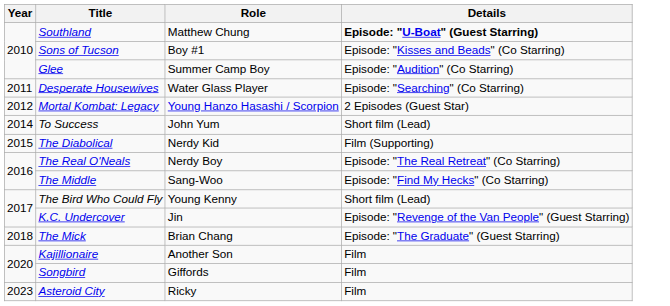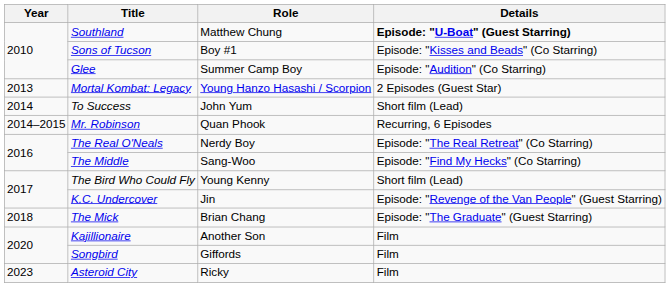- row: (98, 87)
(20, 106) 2012 -> (20, 87) 2013
+ row: (105, 124)
- row: (75, 143)
